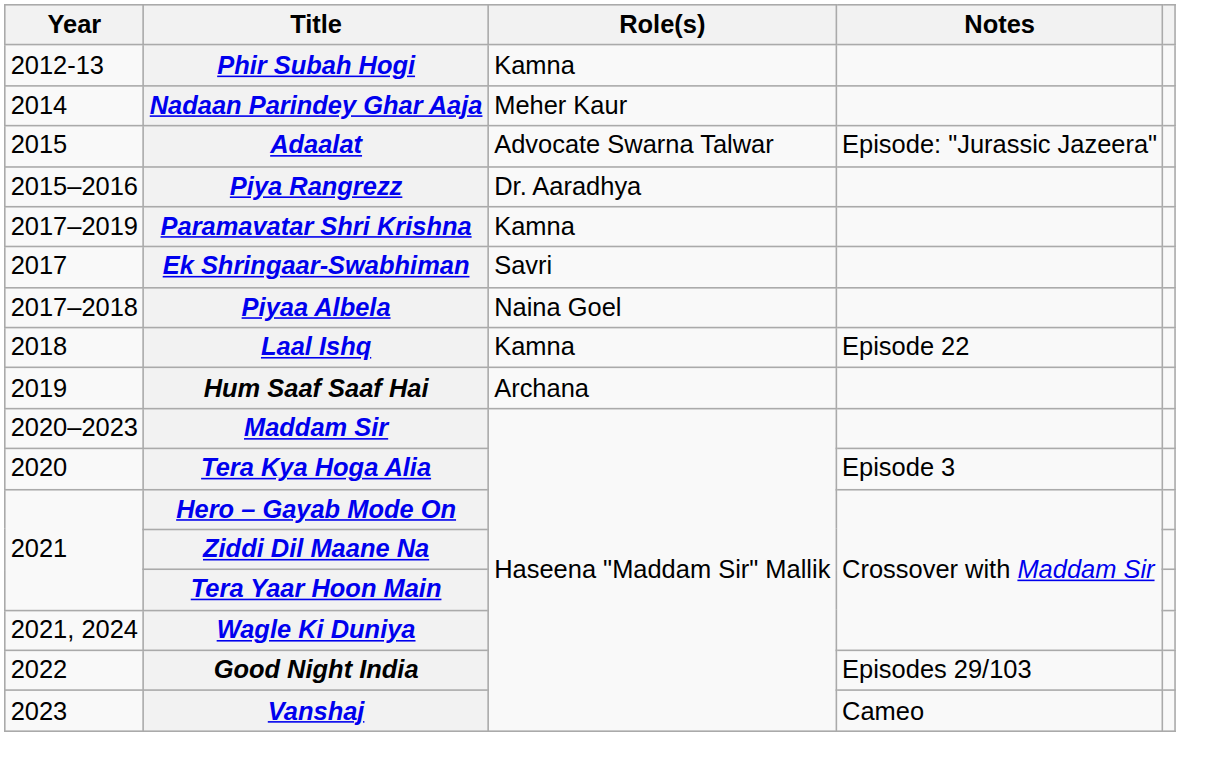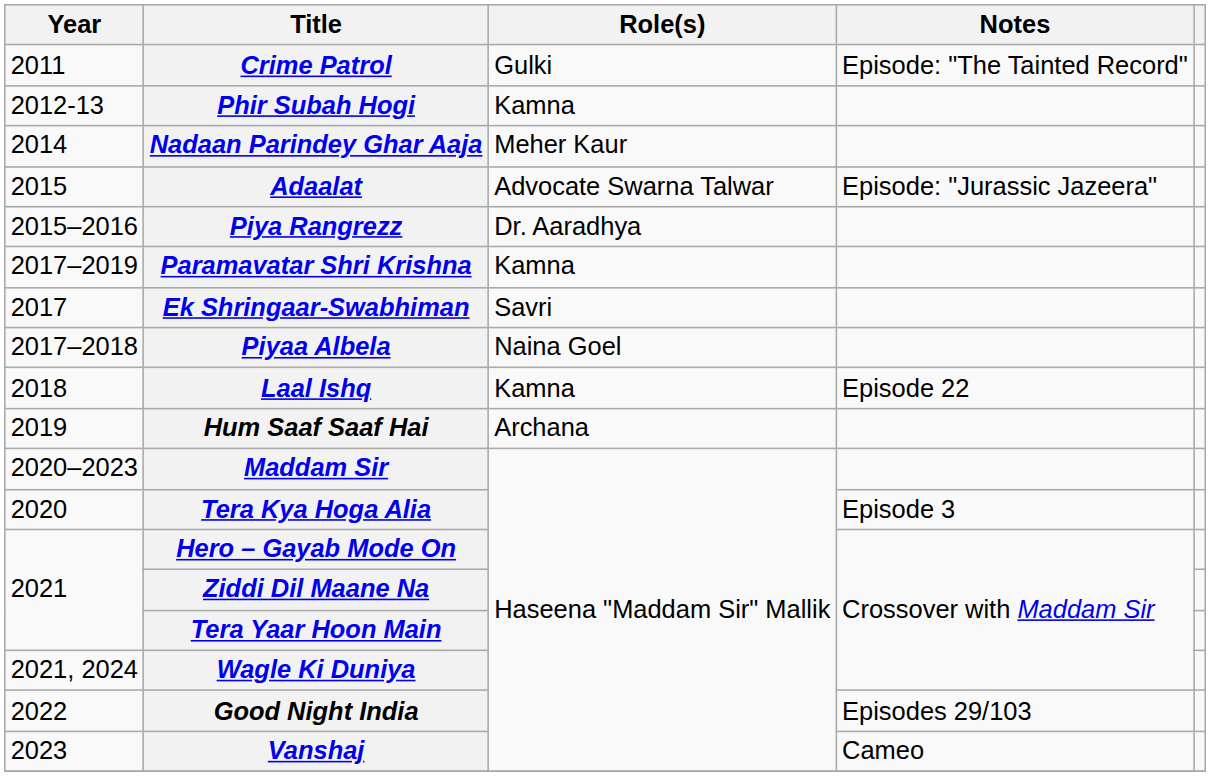+ row: (316, 65)
